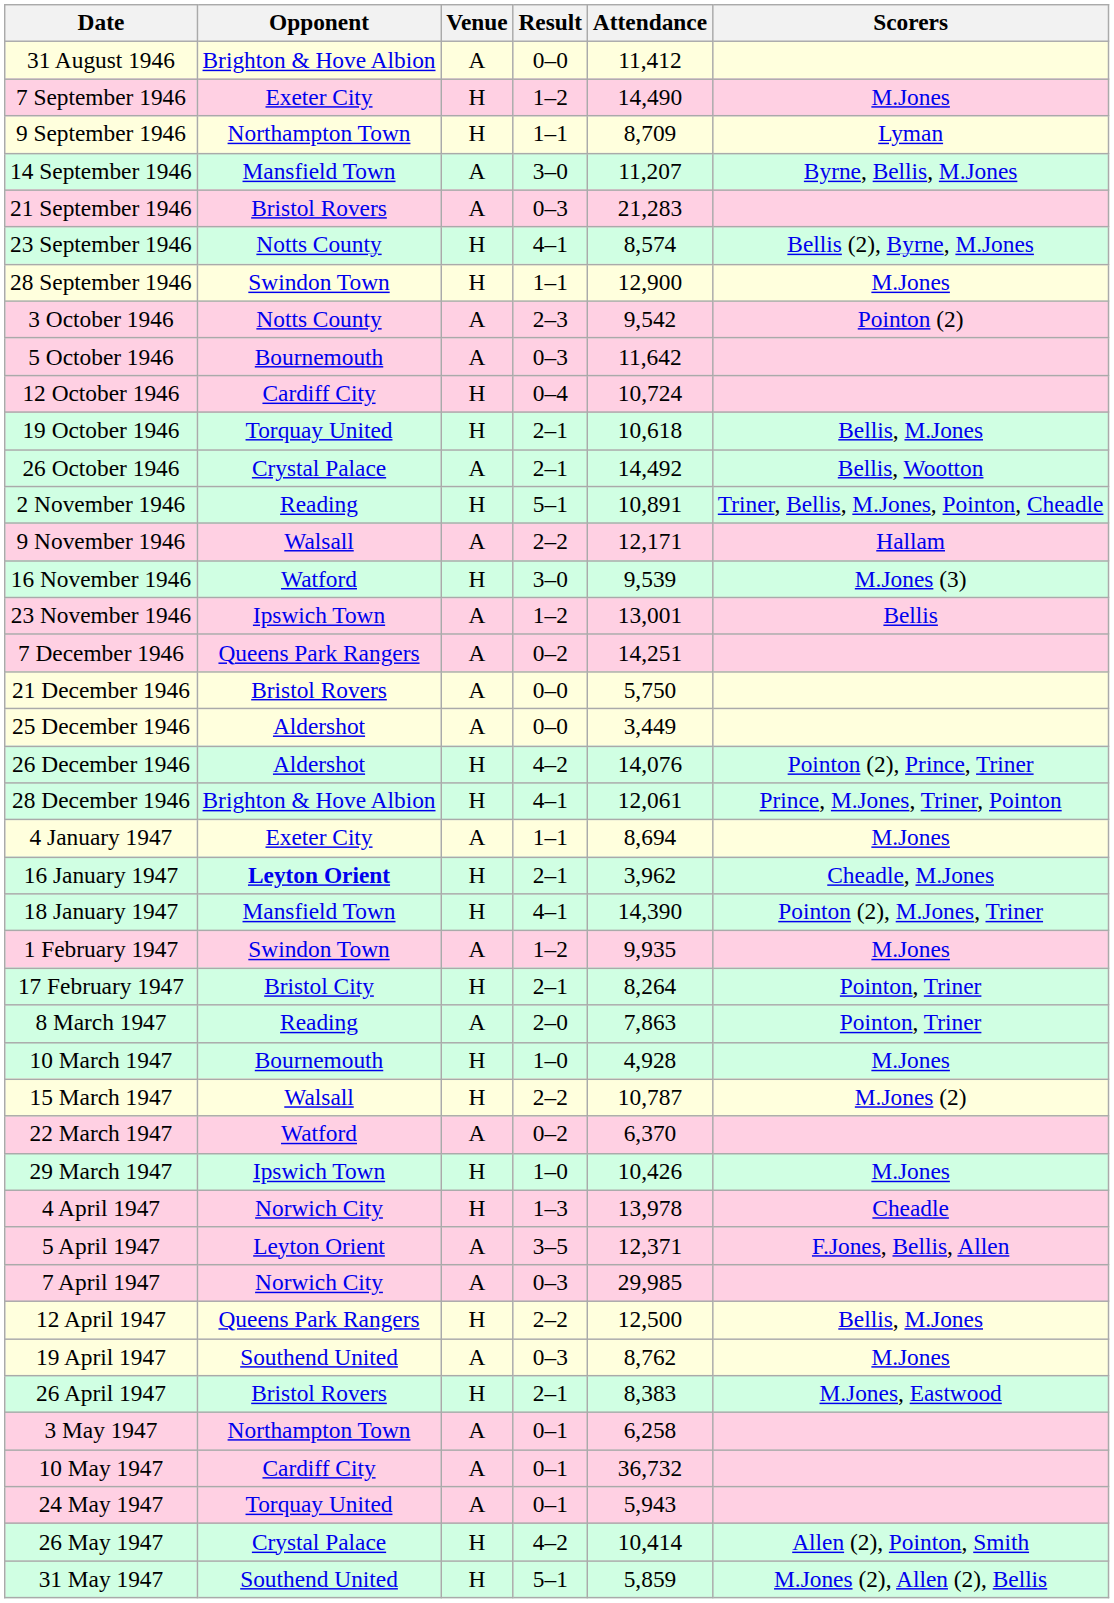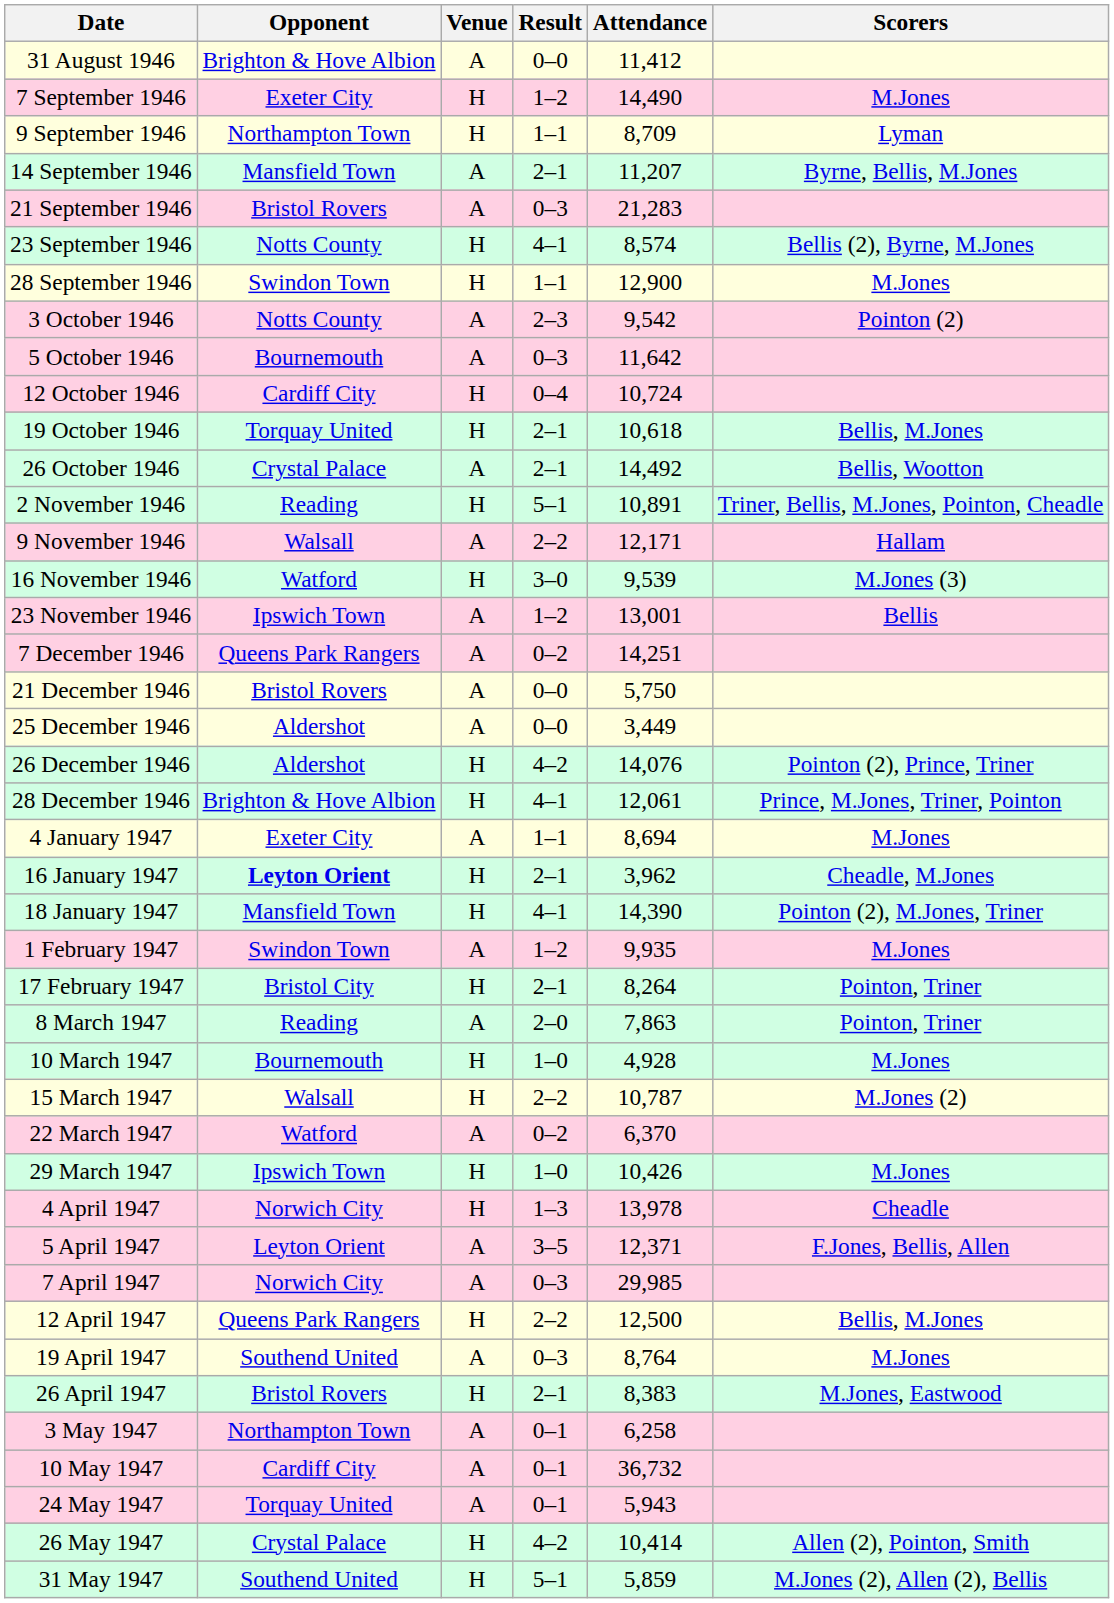(550, 171) 3–0 -> (550, 171) 2–1
(650, 1356) 8,762 -> (650, 1356) 8,764
